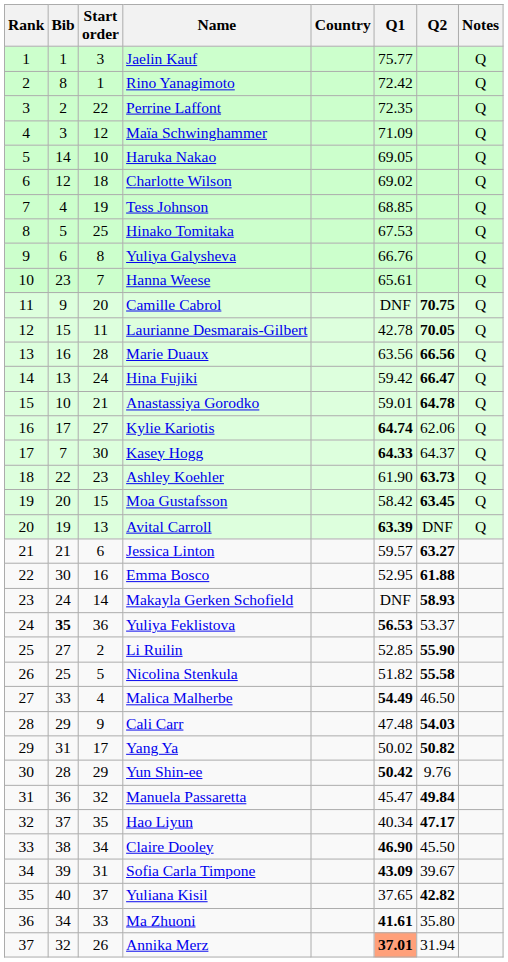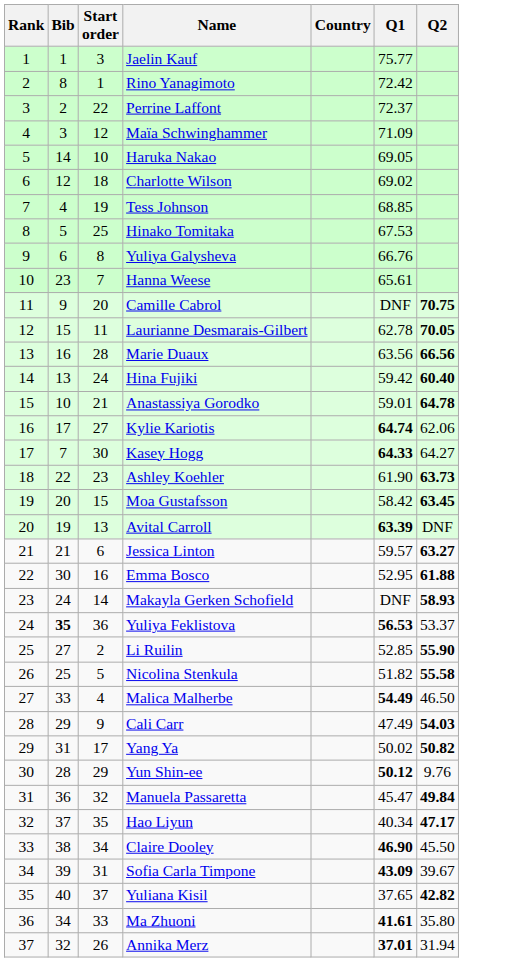- column: (481, 25)
(395, 108) 72.35 -> (395, 108) 72.37
(395, 329) 42.78 -> (395, 329) 62.78
(437, 378) 66.47 -> (437, 378) 60.40
(437, 452) 64.37 -> (437, 452) 64.27
(395, 723) 47.48 -> (395, 723) 47.49
(395, 772) 50.42 -> (395, 772) 50.12
(395, 944) lightsalmon background -> (395, 944) no background
